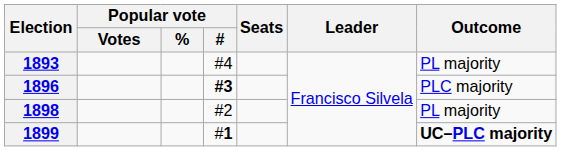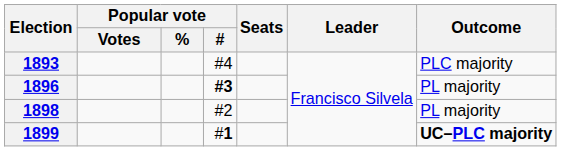(460, 63) PL majority -> (466, 63) PLC majority
(466, 87) PLC majority -> (460, 87) PL majority
